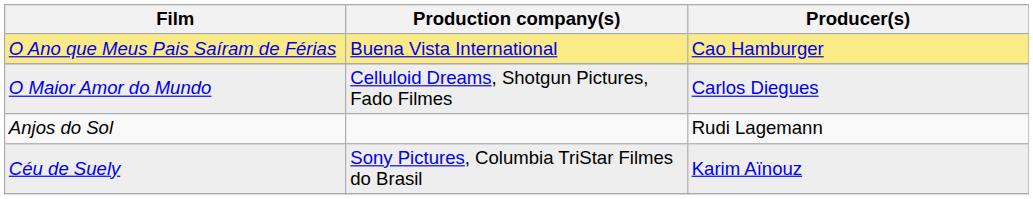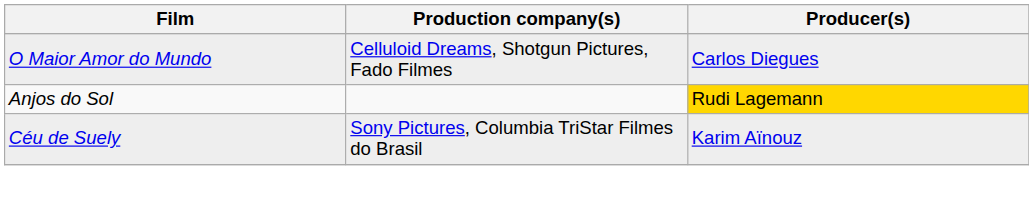- row: (173, 48)
(757, 128) no background -> (757, 98) gold background
